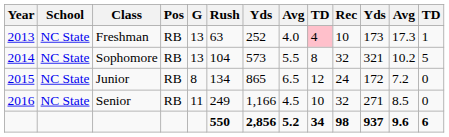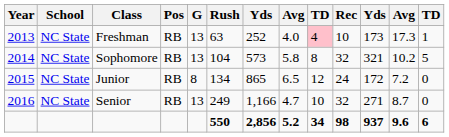(291, 57) 5.5 -> (291, 57) 5.8
(197, 100) 11 -> (197, 100) 13
(291, 100) 4.5 -> (291, 100) 4.7
(400, 100) 8.5 -> (400, 100) 8.7
